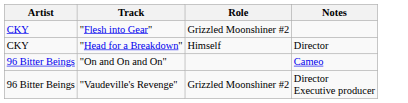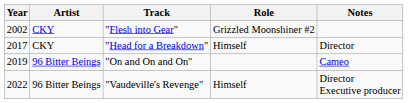+ column: (17, 12)
(238, 84) Grizzled Moonshiner #2 -> (230, 84) Himself
